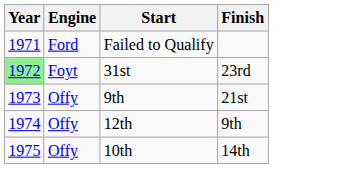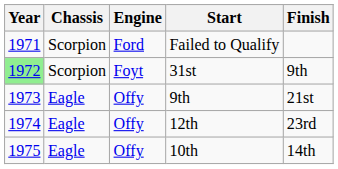+ column: (77, 17)
(236, 71) 23rd -> (297, 71) 9th
(232, 124) 9th -> (302, 124) 23rd
